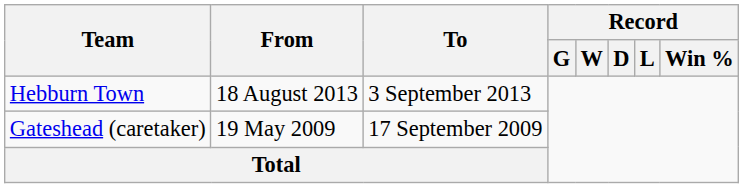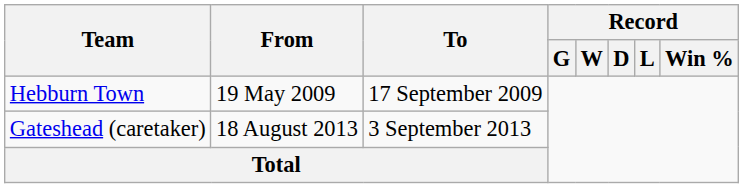(287, 93) 18 August 2013 -> (276, 93) 19 May 2009
(450, 93) 3 September 2013 -> (455, 93) 17 September 2009
(276, 128) 19 May 2009 -> (287, 128) 18 August 2013
(455, 128) 17 September 2009 -> (450, 128) 3 September 2013
